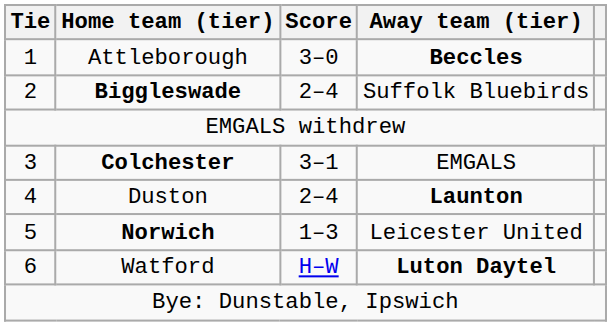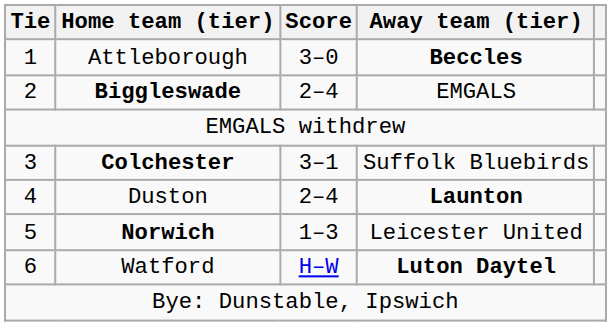(476, 93) Suffolk Bluebirds -> (476, 93) EMGALS
(476, 162) EMGALS -> (476, 162) Suffolk Bluebirds
